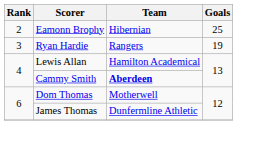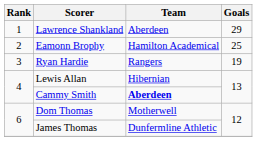+ row: (80, 29)
(130, 29) Hibernian -> (174, 45) Hamilton Academical
(155, 62) Hamilton Academical -> (149, 78) Hibernian
